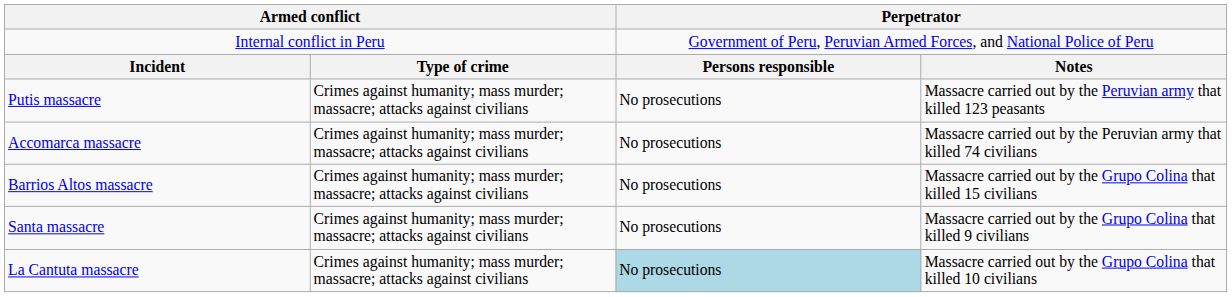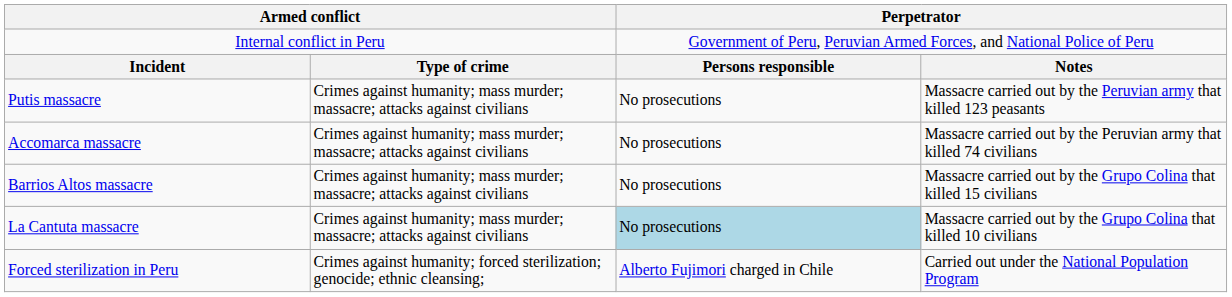- row: (56, 227)
+ row: (93, 270)
